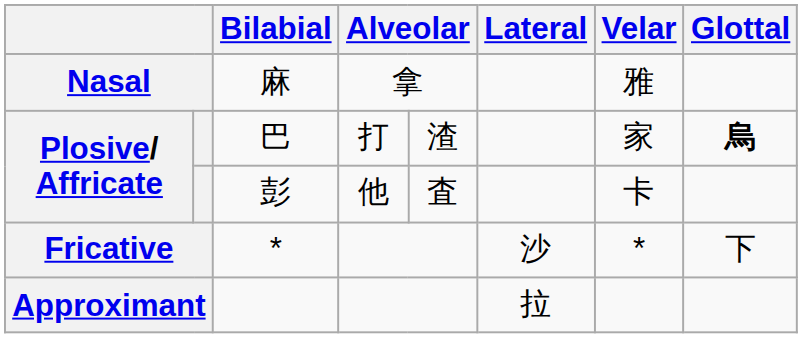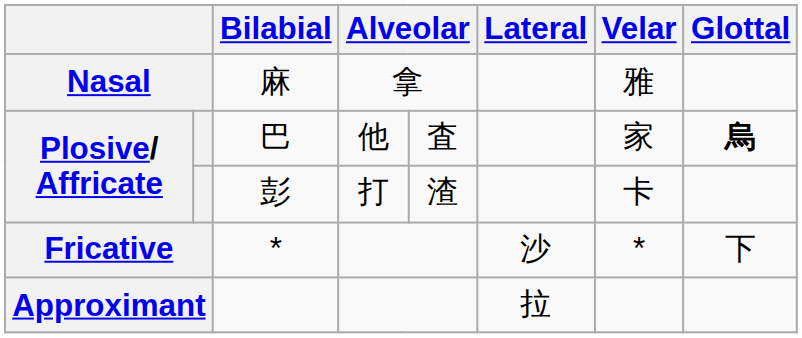(373, 136) 打 -> (373, 136) 他
(442, 136) 渣 -> (442, 136) 査
(373, 192) 他 -> (373, 192) 打
(442, 192) 査 -> (442, 192) 渣
